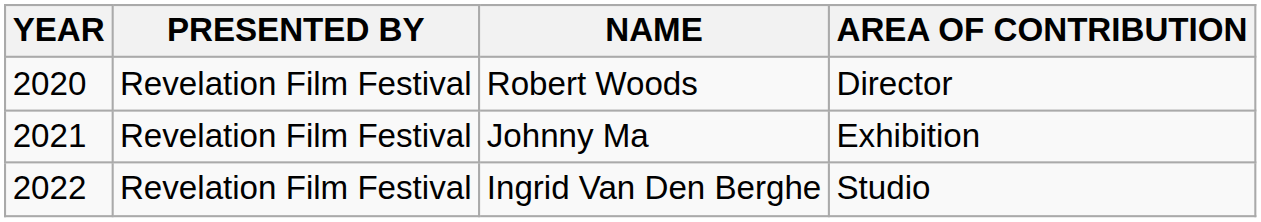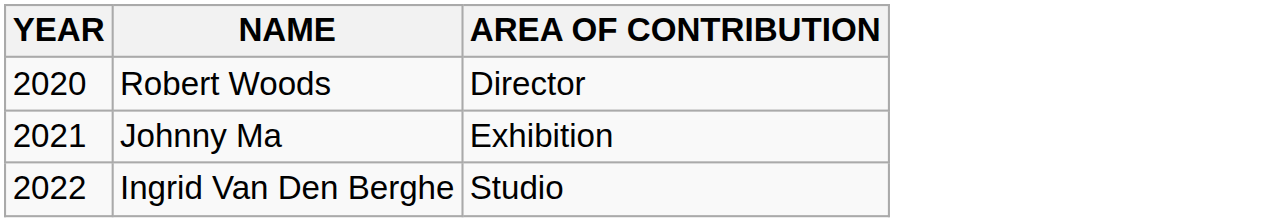- column: (296, 30)
